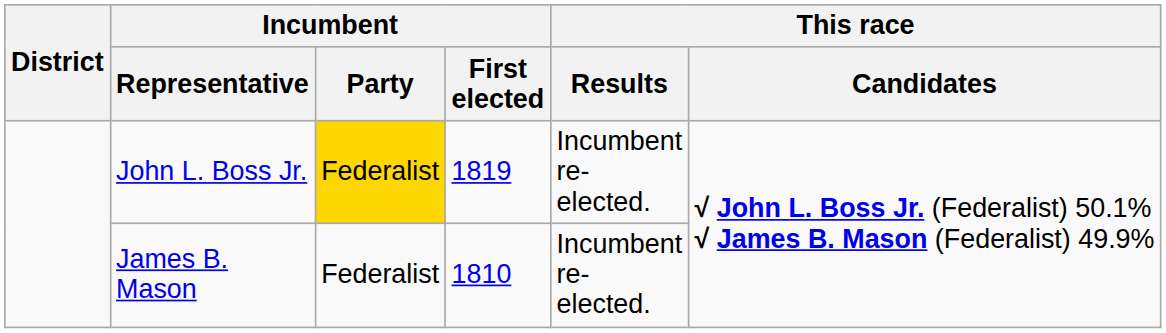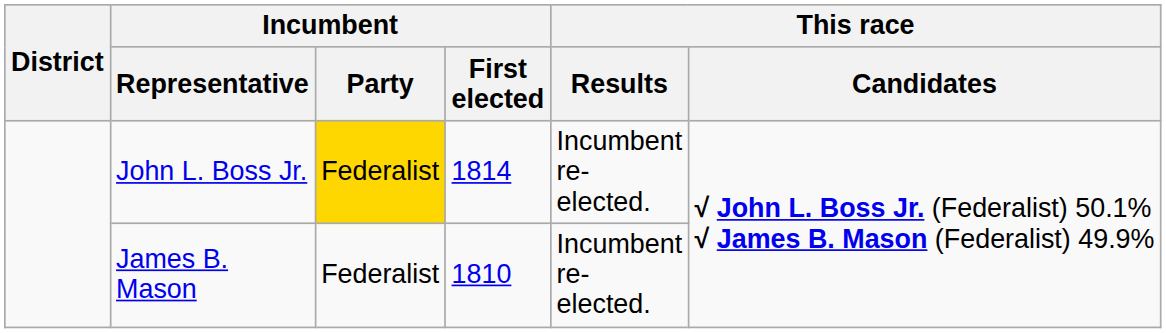(481, 171) 1819 -> (481, 171) 1814
